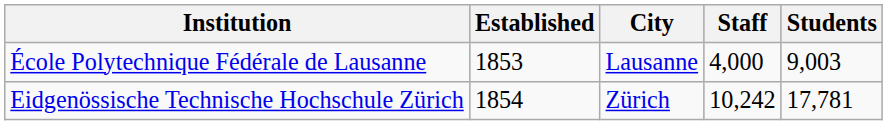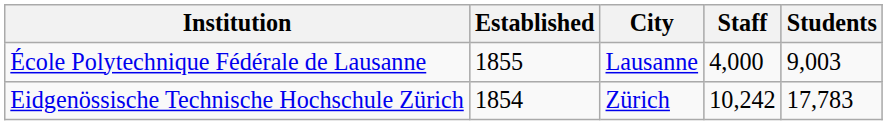(499, 61) 1853 -> (499, 61) 1855
(820, 100) 17,781 -> (820, 100) 17,783
